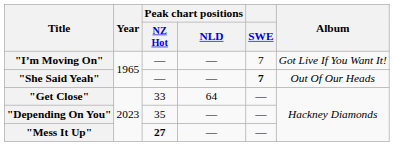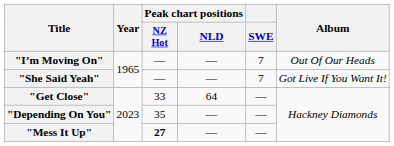(333, 60) Got Live If You Want It! -> (333, 60) Out Of Our Heads
(261, 78) bold -> (261, 78) normal
(333, 78) Out Of Our Heads -> (333, 78) Got Live If You Want It!
